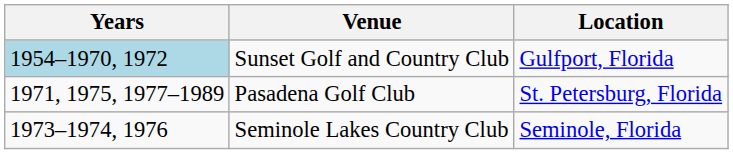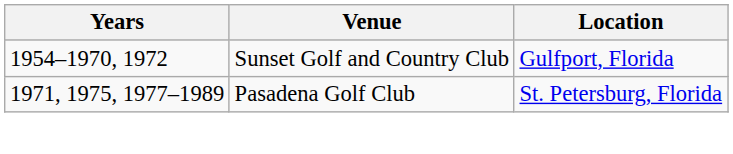(89, 58) lightblue background -> (89, 58) no background
- row: (372, 129)
